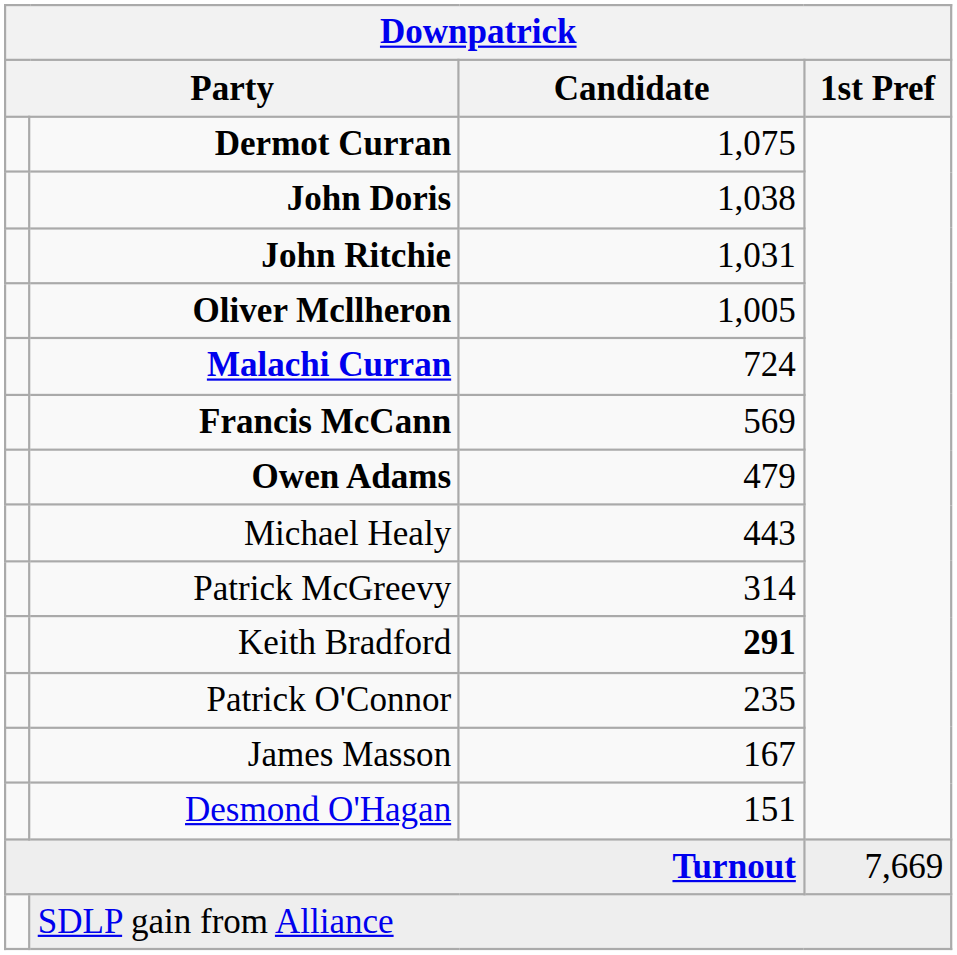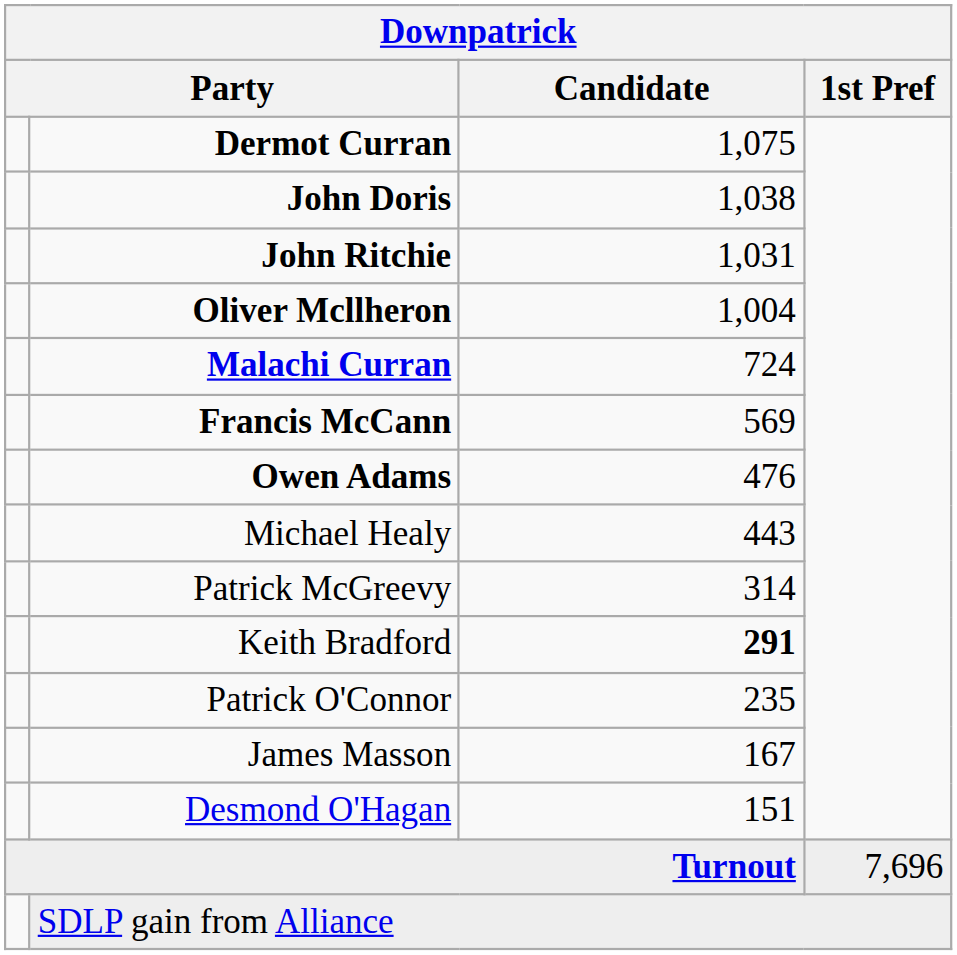(756, 310) 1,005 -> (756, 310) 1,004
(770, 476) 479 -> (770, 476) 476
(904, 865) 7,669 -> (904, 865) 7,696
